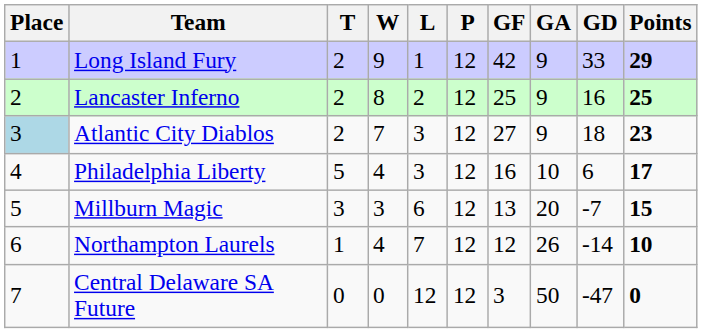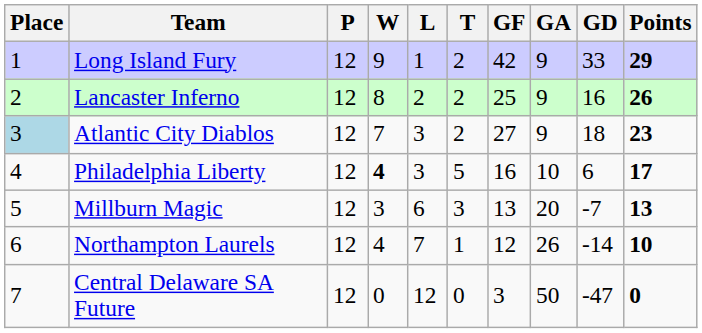columns swapped: (468, 23) <-> (348, 23)
(641, 97) 25 -> (641, 97) 26
(379, 171) normal -> (379, 171) bold
(641, 208) 15 -> (641, 208) 13
